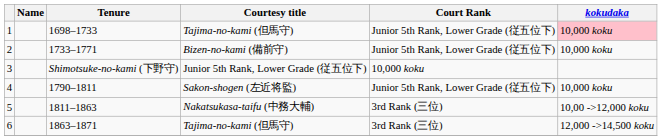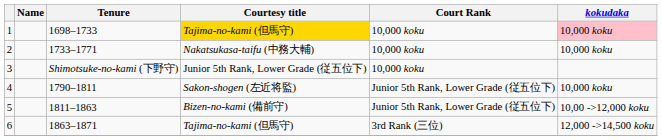(238, 30) no background -> (238, 30) gold background
(463, 30) Junior 5th Rank, Lower Grade (従五位下) -> (398, 31) 10,000 koku
(236, 49) Bizen-no-kami (備前守) -> (249, 49) Nakatsukasa-taifu (中務大輔)
(463, 49) Junior 5th Rank, Lower Grade (従五位下) -> (398, 50) 10,000 koku
(249, 106) Nakatsukasa-taifu (中務大輔) -> (236, 106) Bizen-no-kami (備前守)
(407, 106) 3rd Rank (三位) -> (463, 106) Junior 5th Rank, Lower Grade (従五位下)
